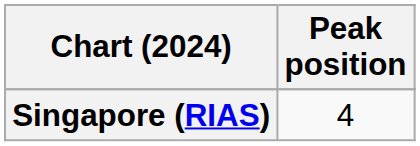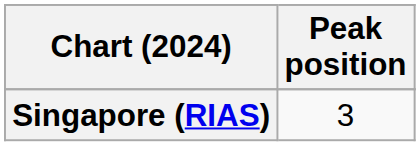(346, 114) 4 -> (346, 114) 3
